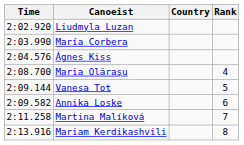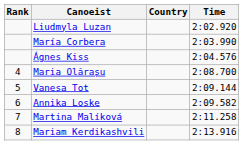columns swapped: (225, 12) <-> (29, 12)
